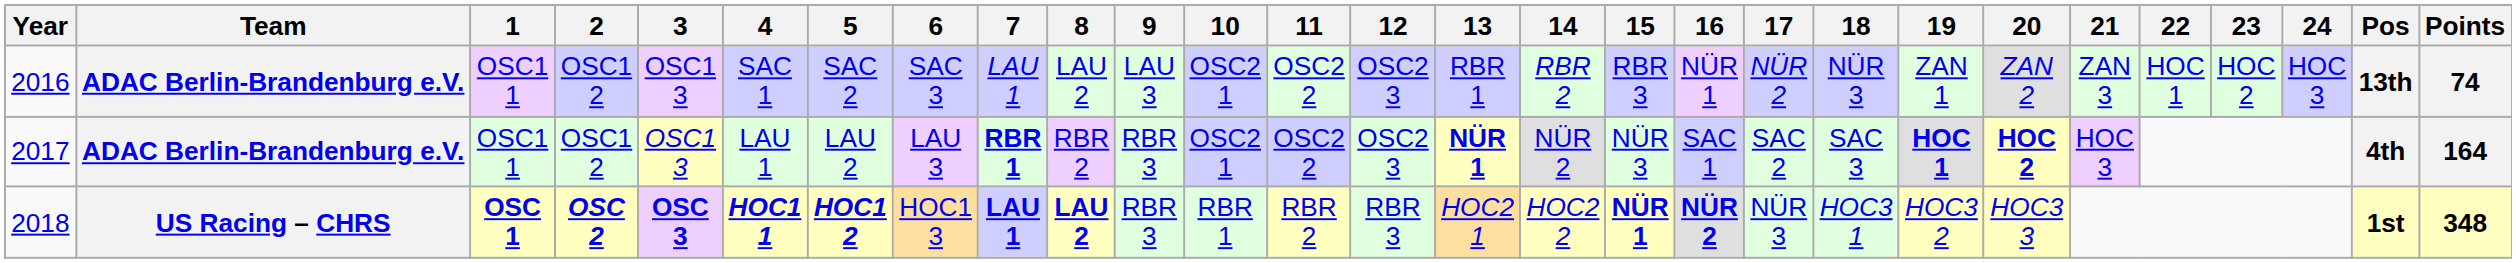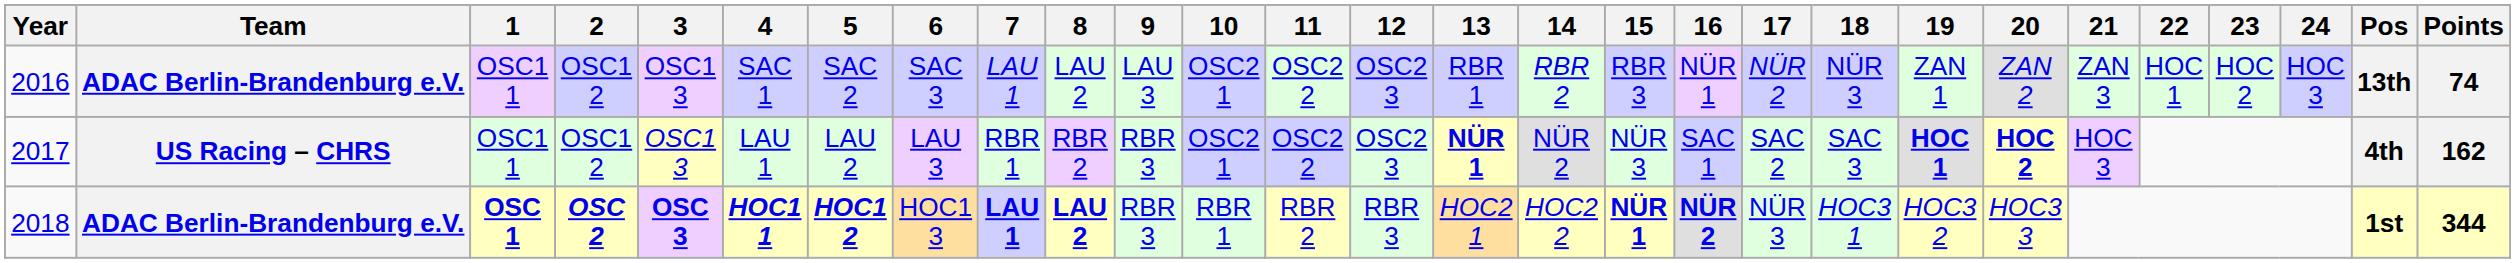(273, 151) ADAC Berlin-Brandenburg e.V. -> (273, 151) US Racing – CHRS
(1013, 151) bold -> (1012, 151) normal
(2465, 151) 164 -> (2464, 151) 162
(273, 222) US Racing – CHRS -> (273, 222) ADAC Berlin-Brandenburg e.V.
(2465, 222) 348 -> (2464, 222) 344
